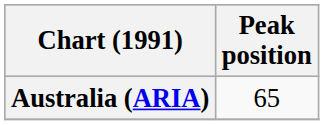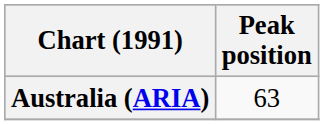(267, 97) 65 -> (267, 97) 63
